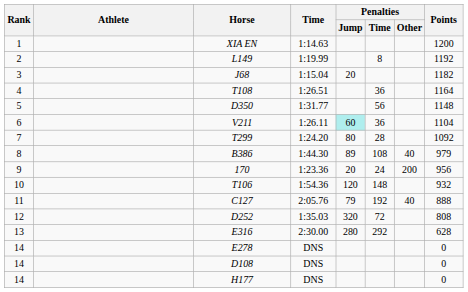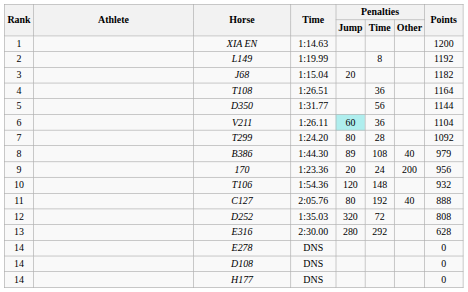(444, 106) 1148 -> (444, 106) 1144
(350, 201) 79 -> (350, 201) 80
